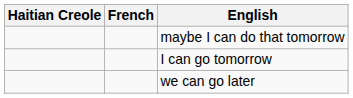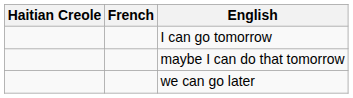rows swapped: (216, 59) <-> (253, 37)
